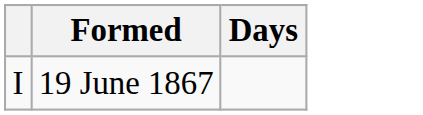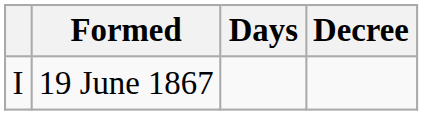+ column: (361, 30)
